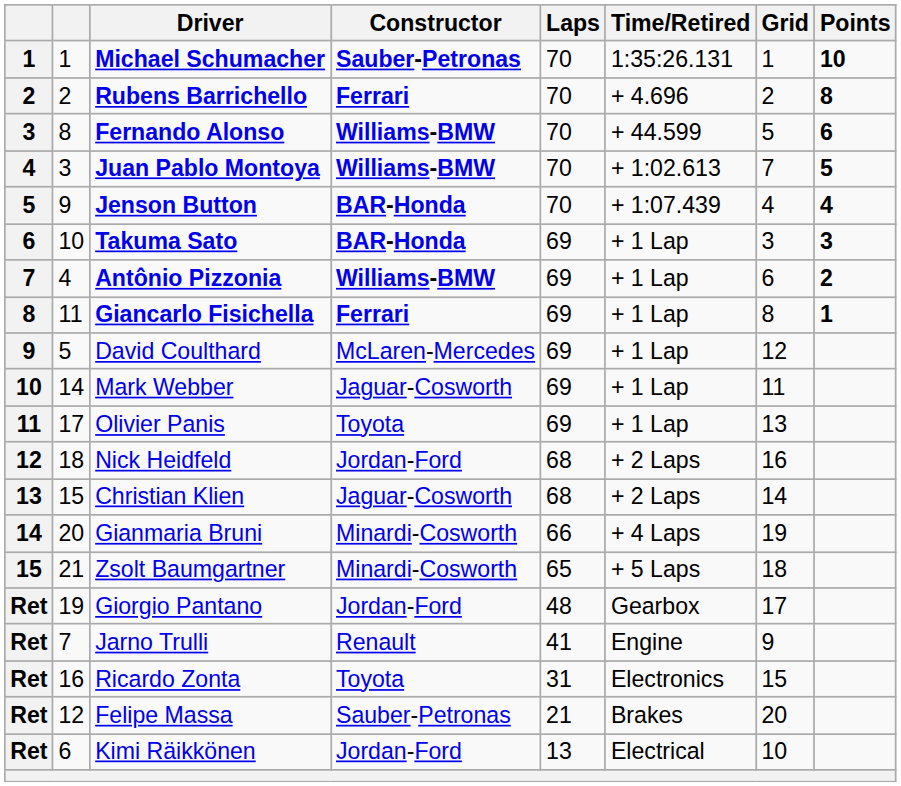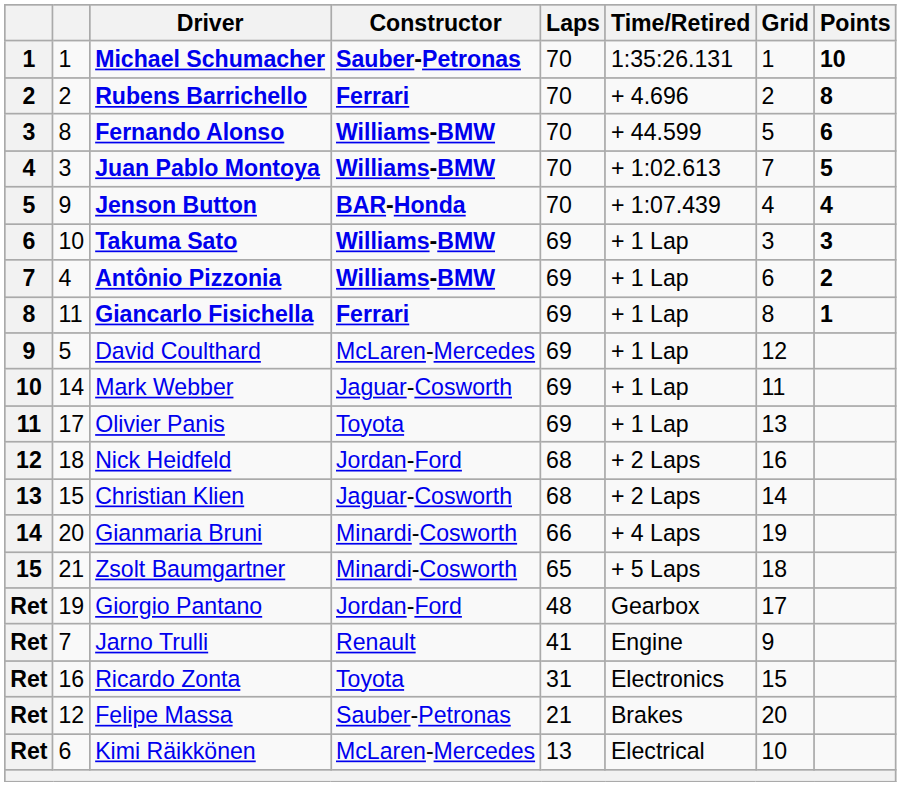(401, 241) BAR-Honda -> (416, 241) Williams-BMW
(399, 752) Jordan-Ford -> (436, 752) McLaren-Mercedes
